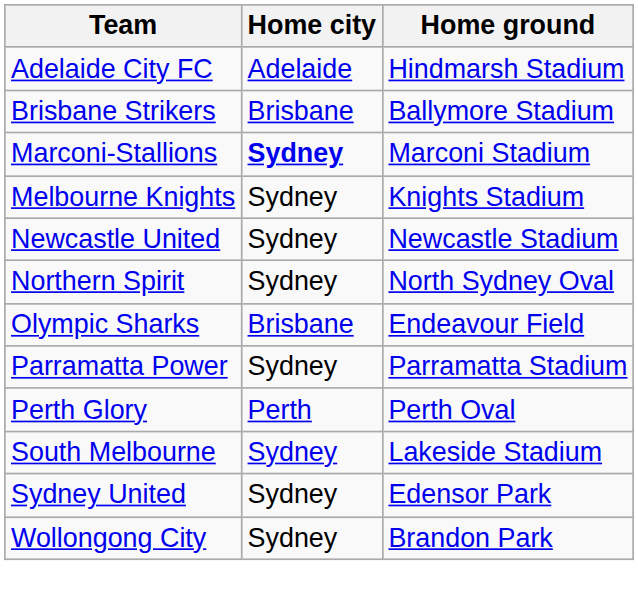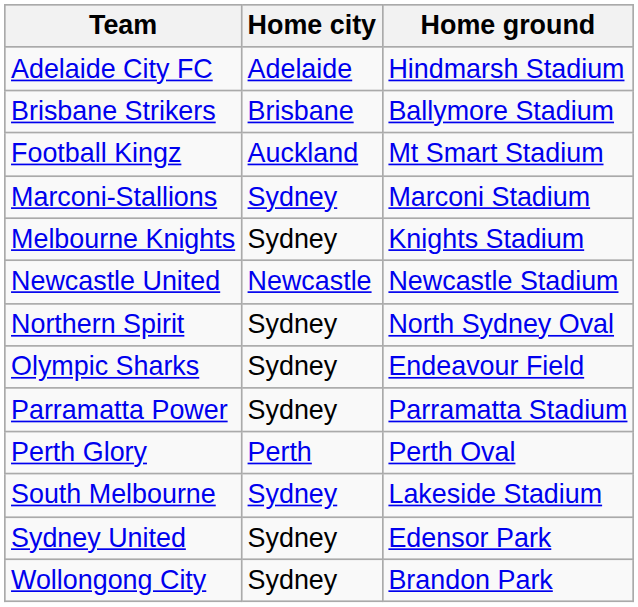+ row: (96, 153)
(295, 153) bold -> (292, 196) normal
(292, 238) Sydney -> (310, 281) Newcastle
(301, 324) Brisbane -> (292, 366) Sydney
